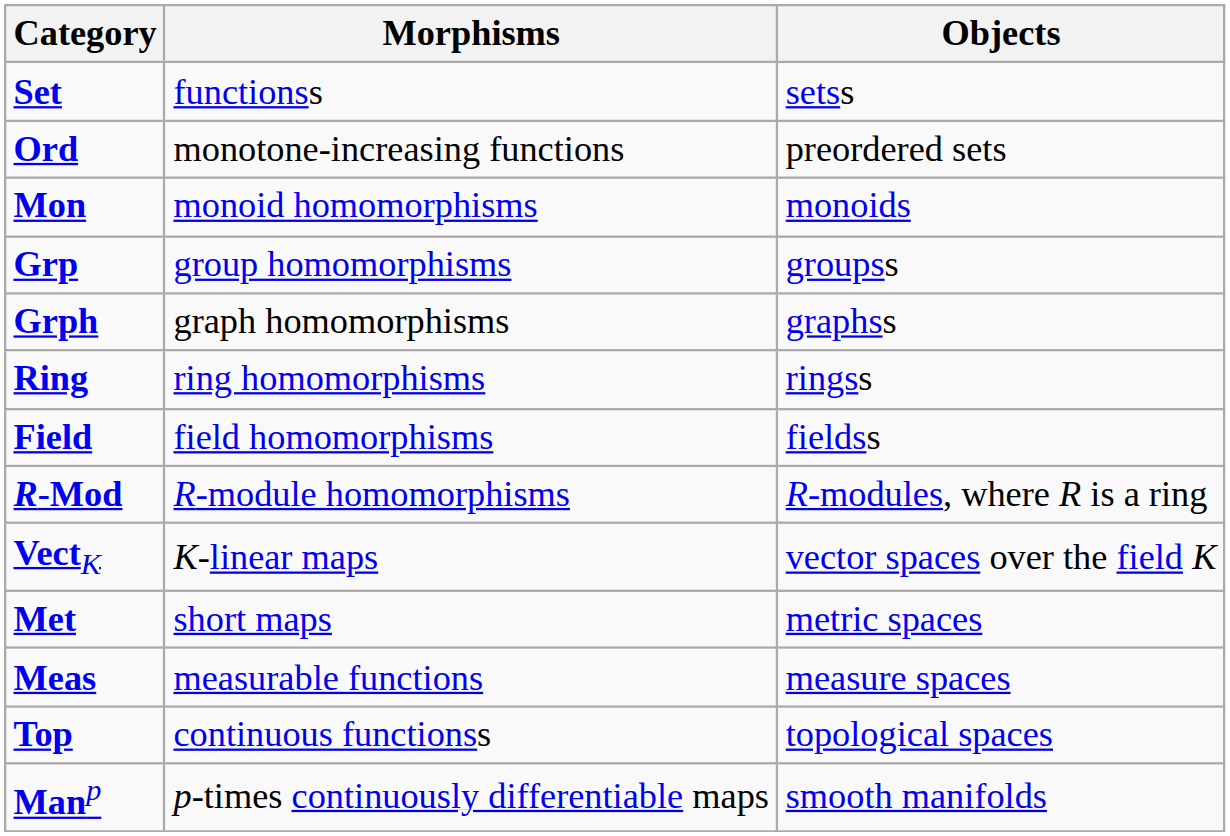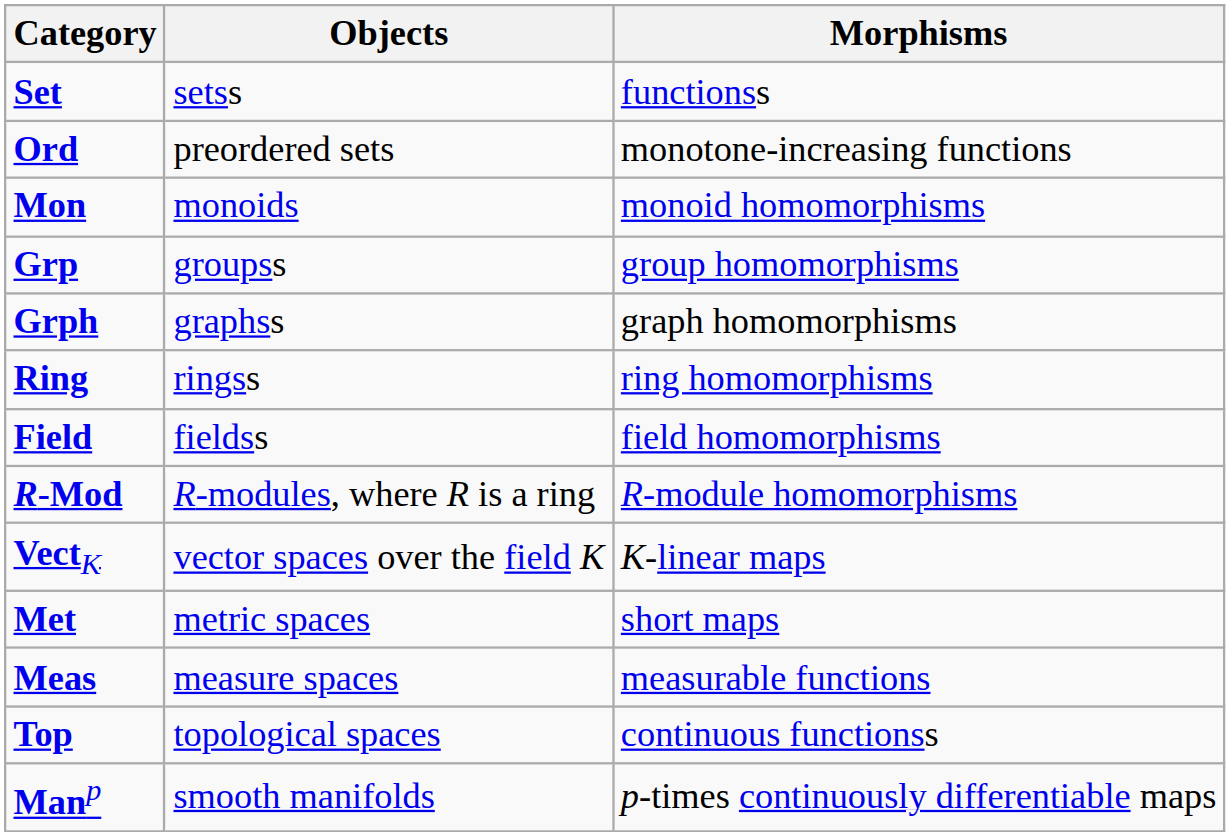columns swapped: (1001, 33) <-> (471, 33)
